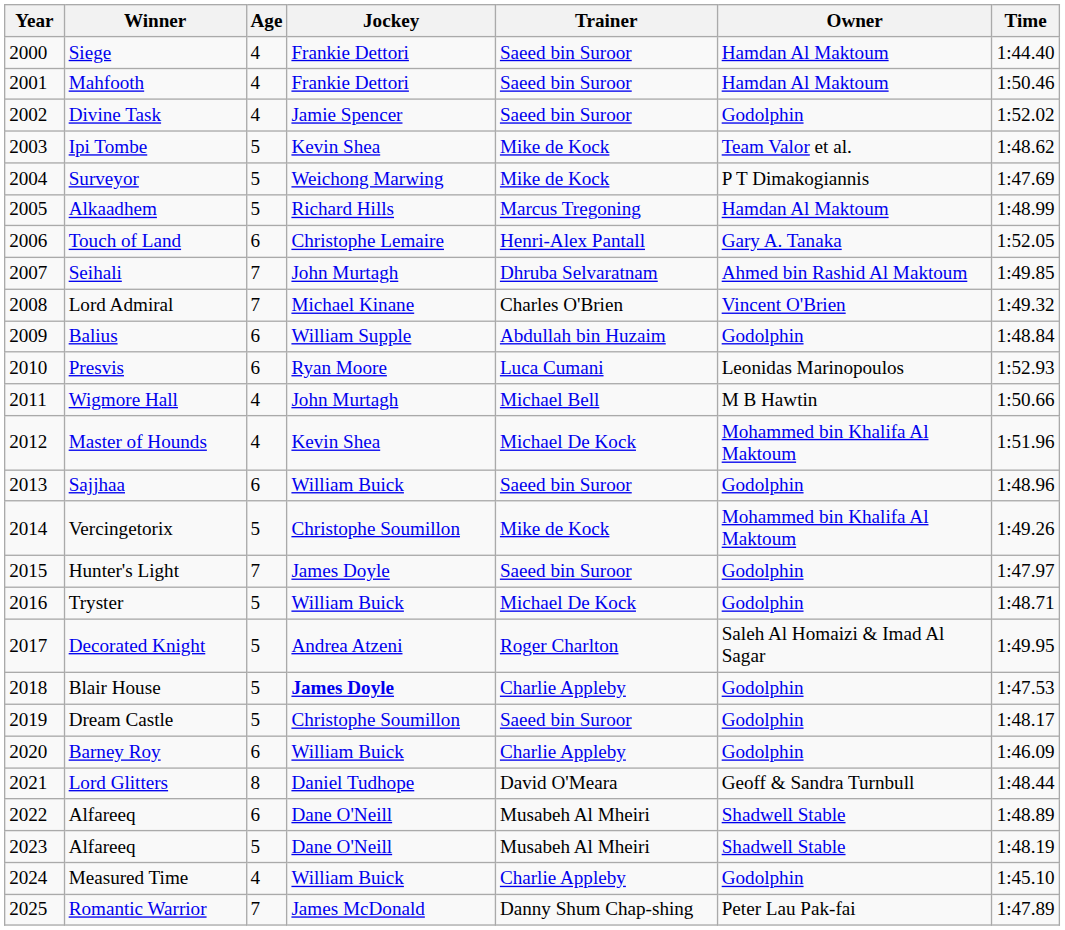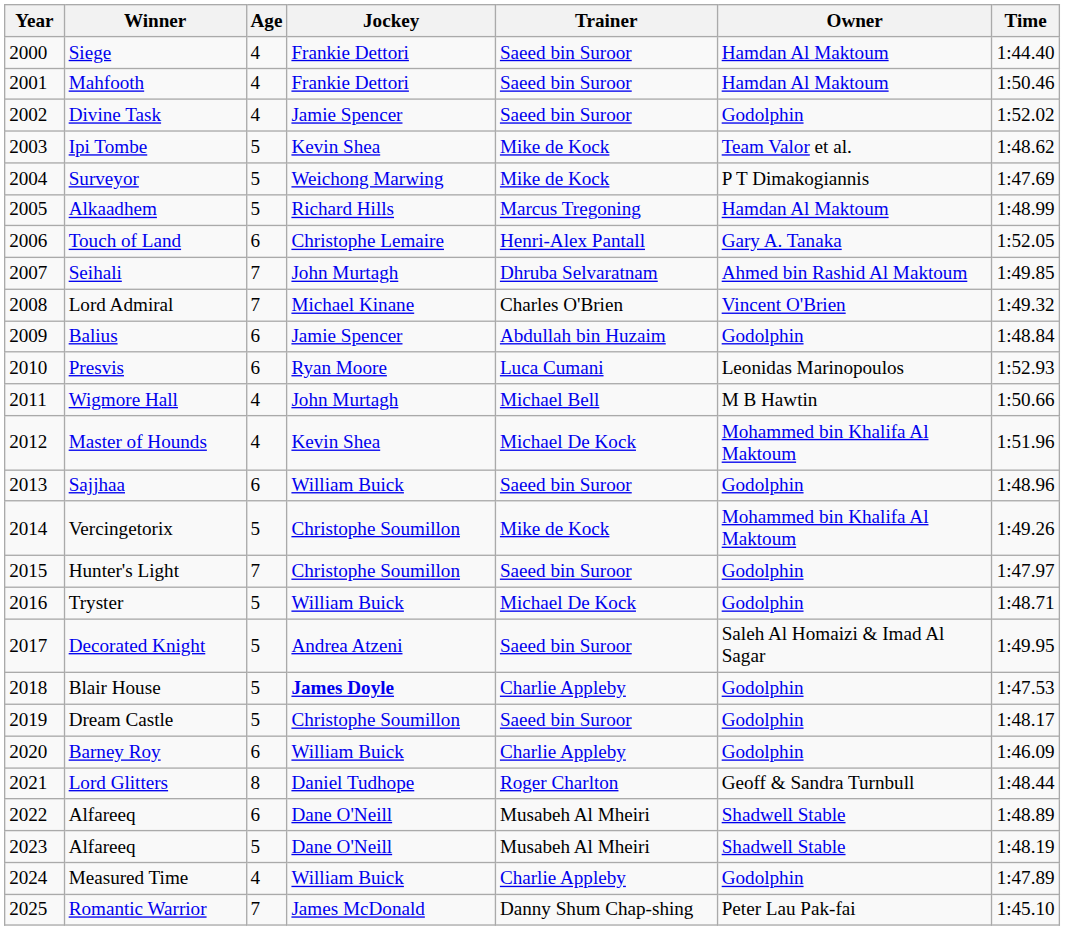(351, 336) William Supple -> (347, 336) Jamie Spencer
(341, 571) James Doyle -> (376, 571) Christophe Soumillon
(559, 645) Roger Charlton -> (566, 645) Saeed bin Suroor
(559, 783) David O'Meara -> (559, 783) Roger Charlton
(1026, 878) 1:45.10 -> (1026, 878) 1:47.89
(1026, 909) 1:47.89 -> (1026, 909) 1:45.10
